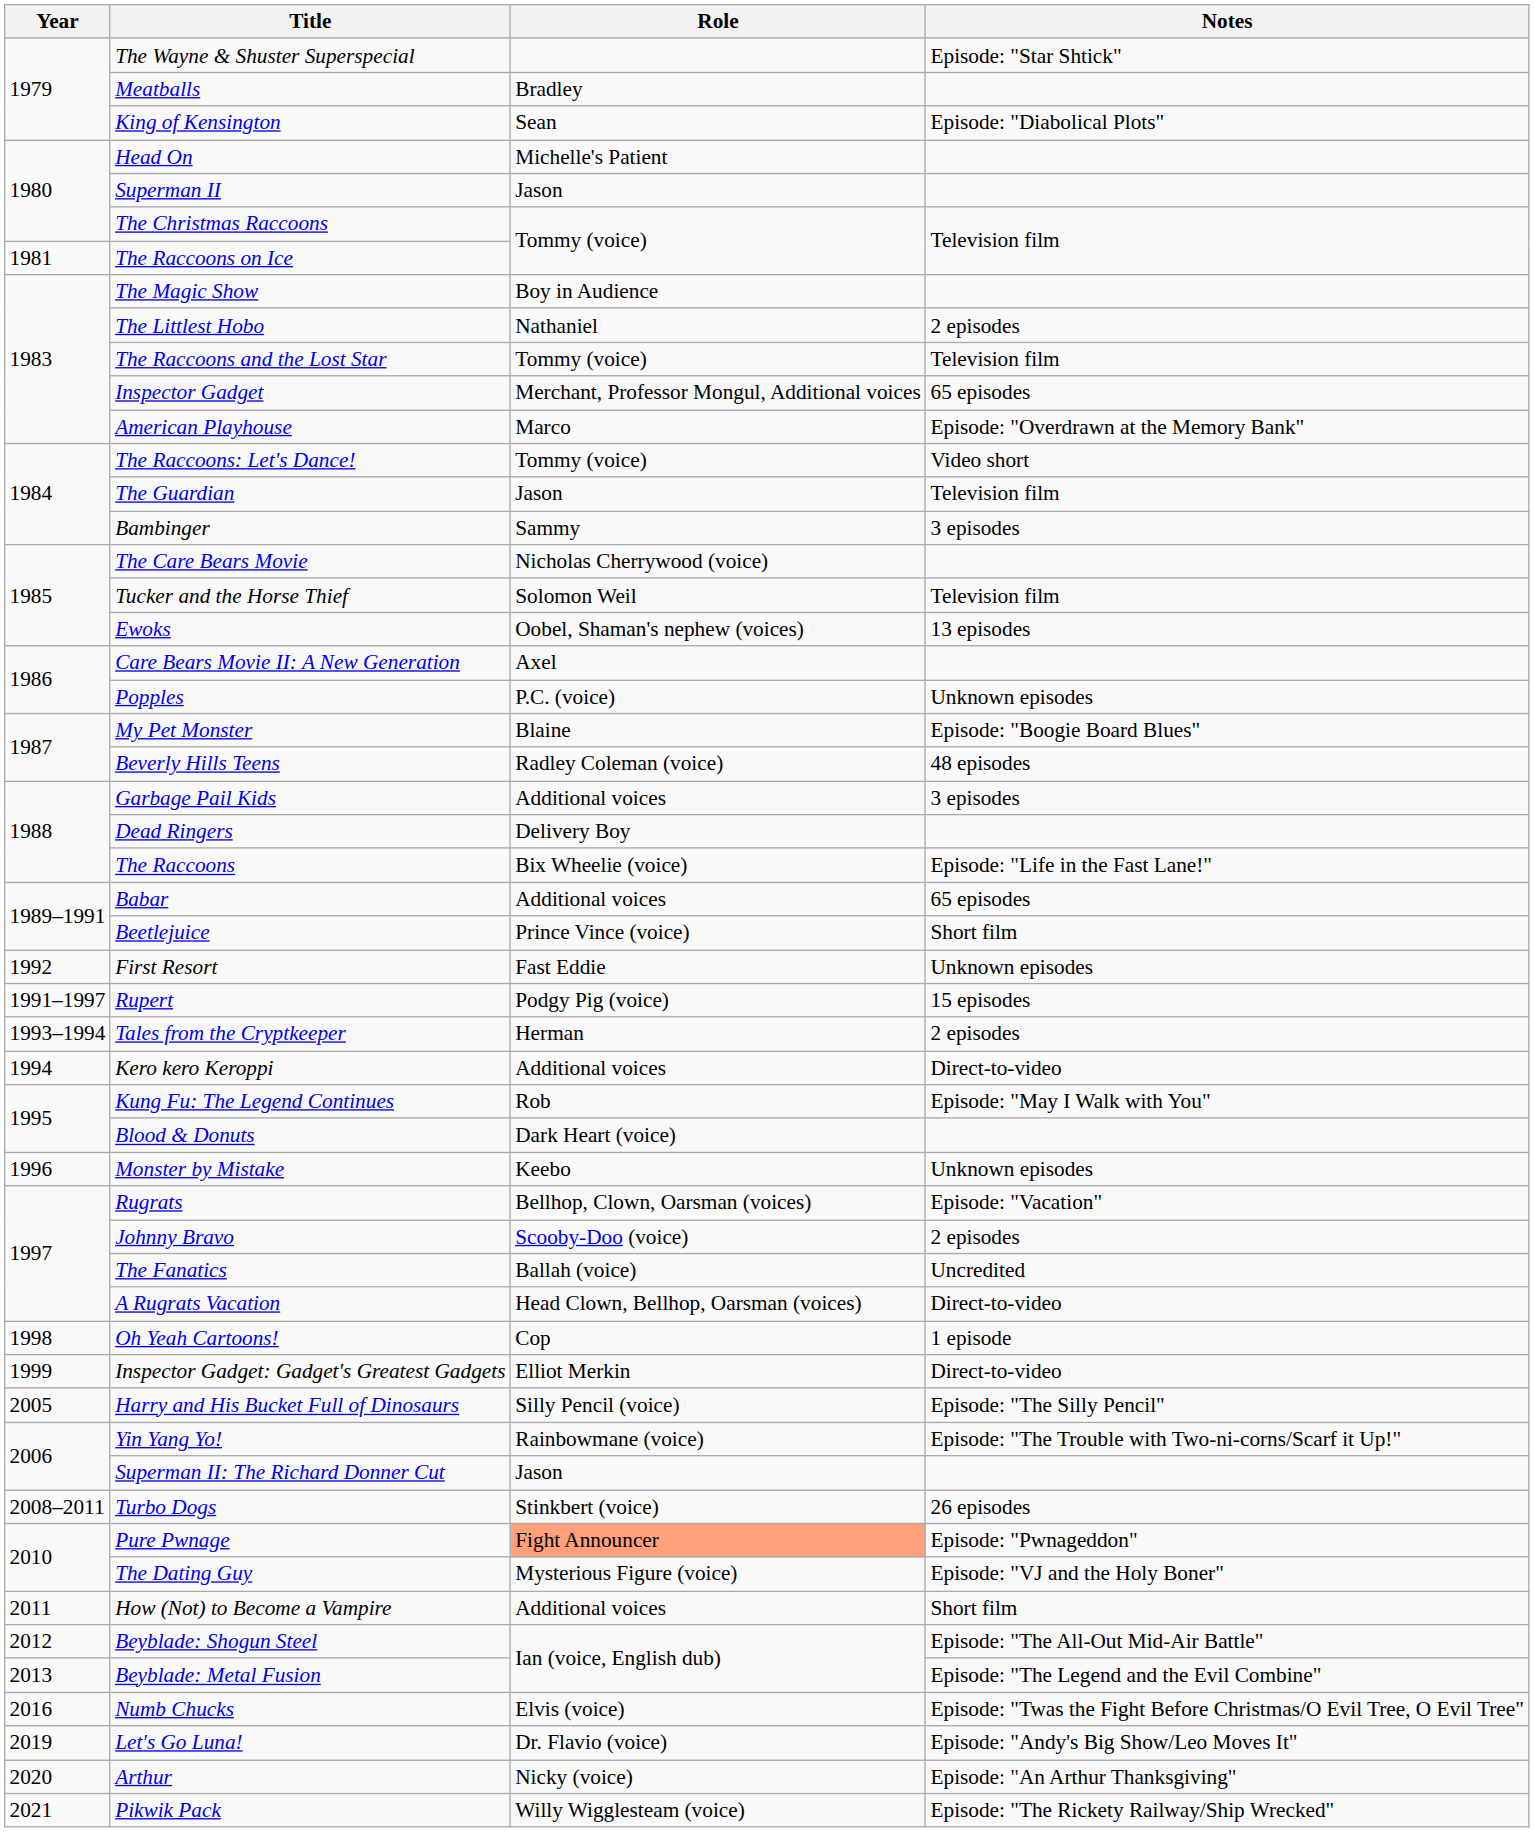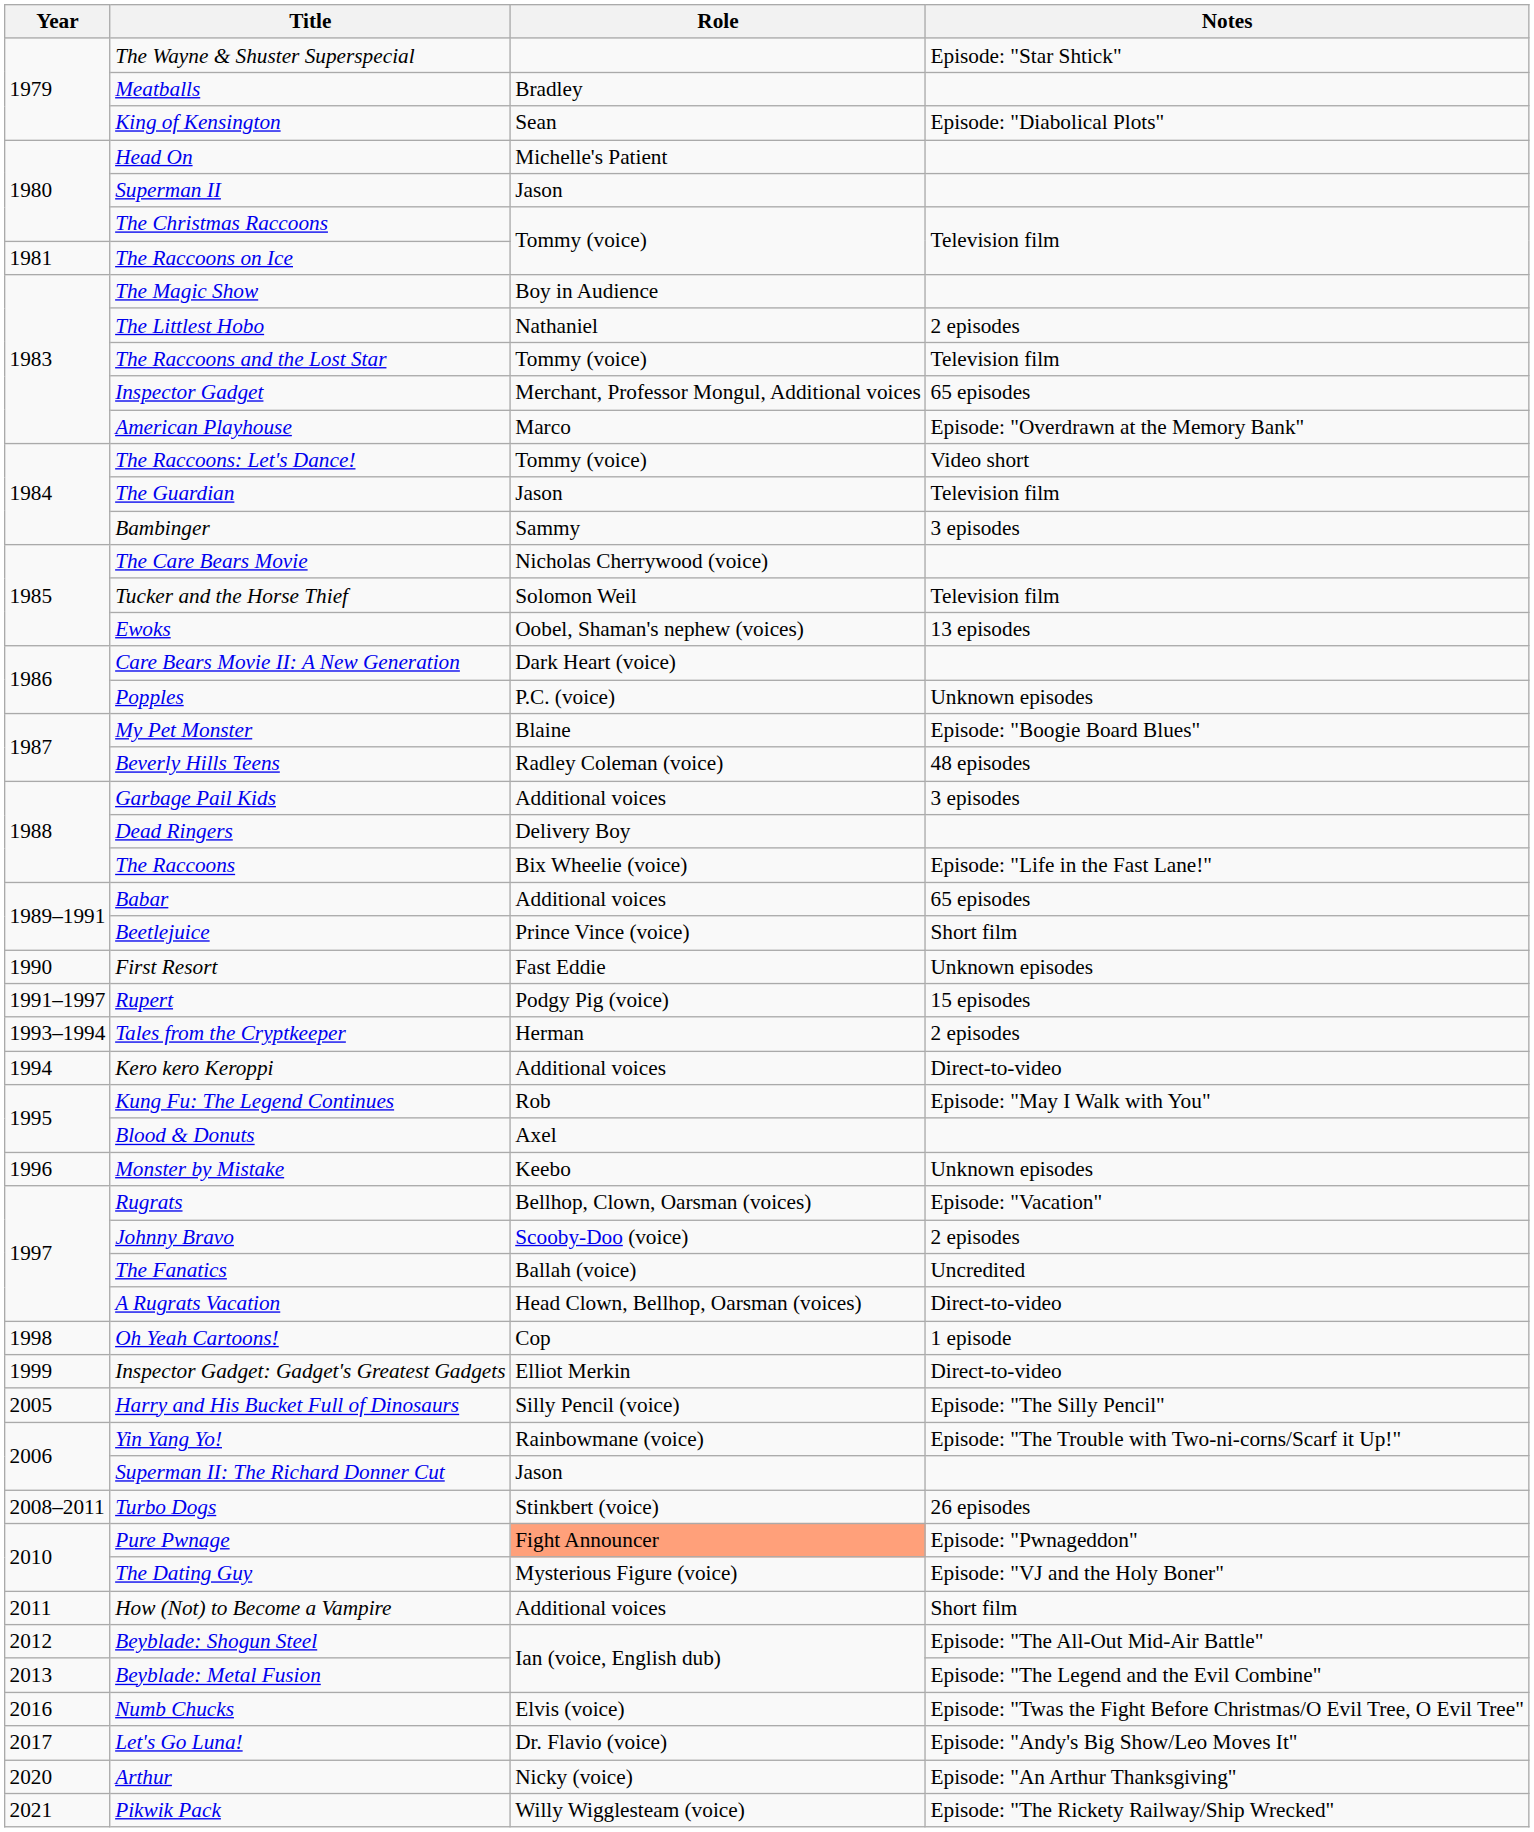(536, 662) Axel -> (596, 662) Dark Heart (voice)
(31, 966) 1992 -> (31, 966) 1990
(596, 1135) Dark Heart (voice) -> (536, 1135) Axel
(31, 1742) 2019 -> (31, 1742) 2017
